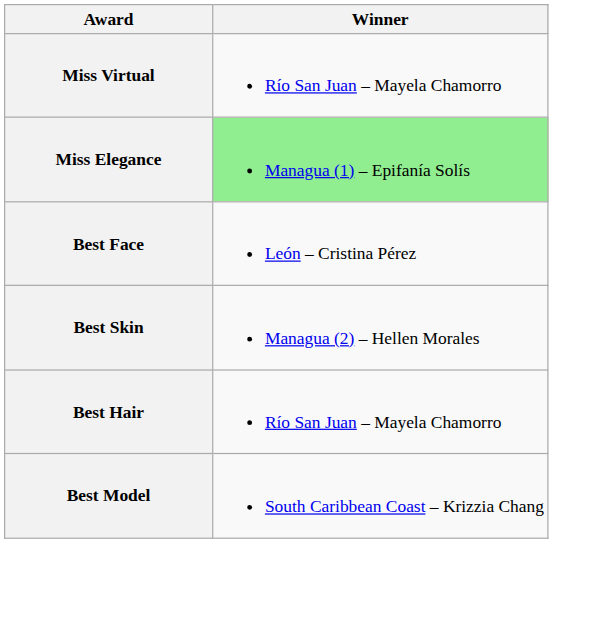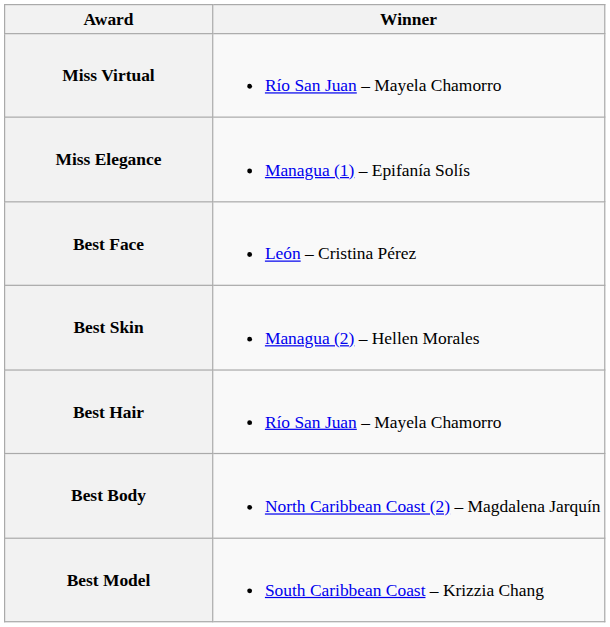(380, 170) lightgreen background -> (408, 170) no background
+ row: (109, 496)
